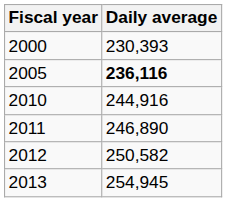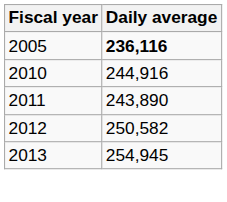- row: (28, 45)
(137, 127) 246,890 -> (137, 100) 243,890
